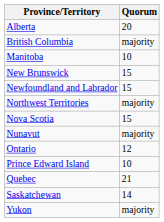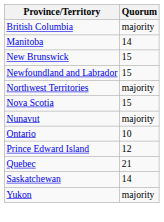- row: (21, 27)
(127, 57) 10 -> (127, 42) 14
(127, 149) 12 -> (127, 133) 10
(127, 164) 10 -> (127, 149) 12
